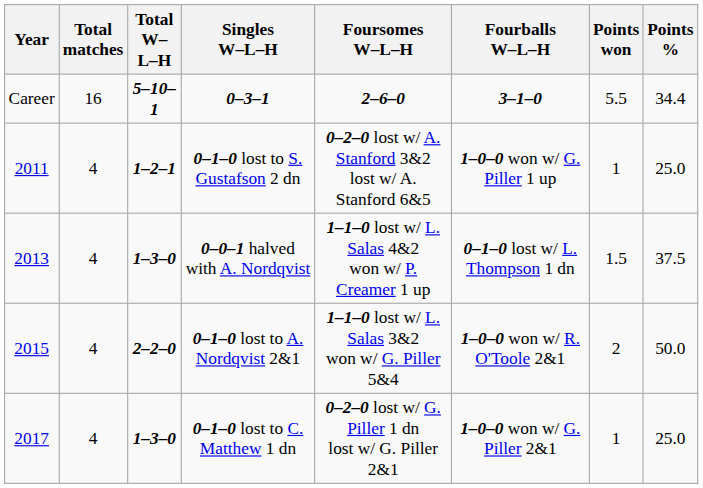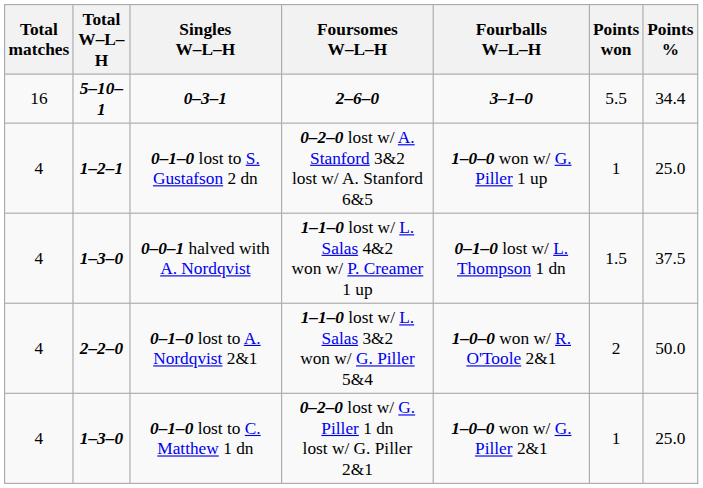- column: (32, 39)
